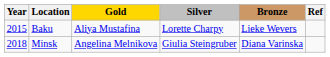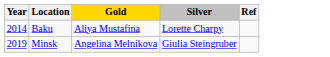- column: (272, 12)
(17, 28) 2015 -> (17, 28) 2014
(17, 44) 2018 -> (17, 44) 2019
